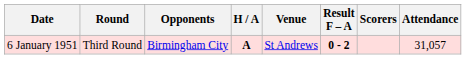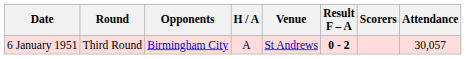(246, 44) bold -> (246, 44) normal
(430, 44) 31,057 -> (430, 44) 30,057
